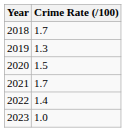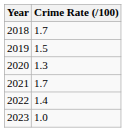(41, 48) 1.3 -> (41, 48) 1.5
(41, 65) 1.5 -> (41, 65) 1.3
